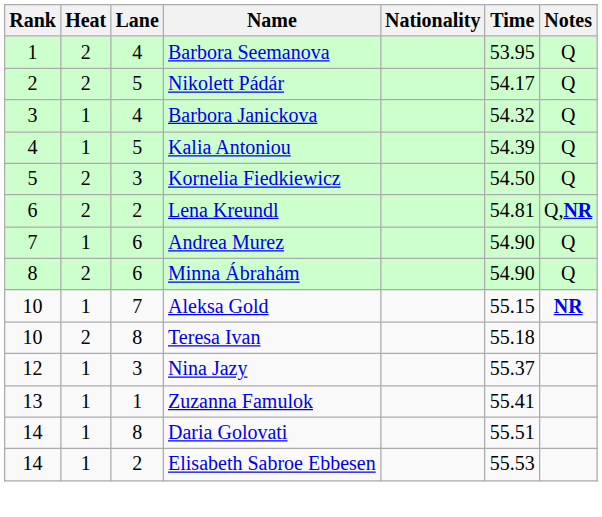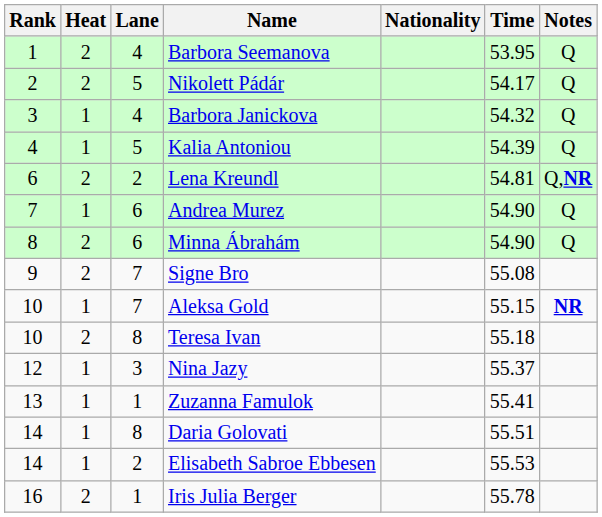- row: (254, 178)
+ row: (208, 274)
+ row: (232, 496)
